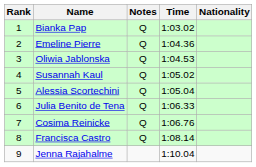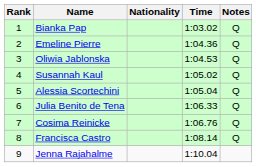columns swapped: (224, 12) <-> (143, 12)
